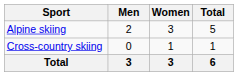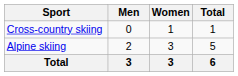rows swapped: (36, 29) <-> (55, 46)
